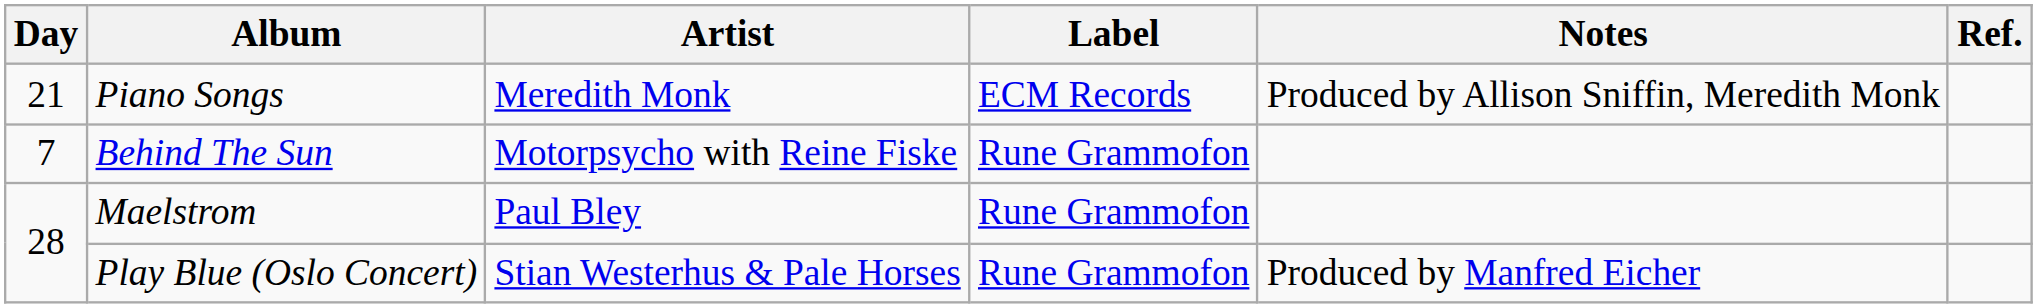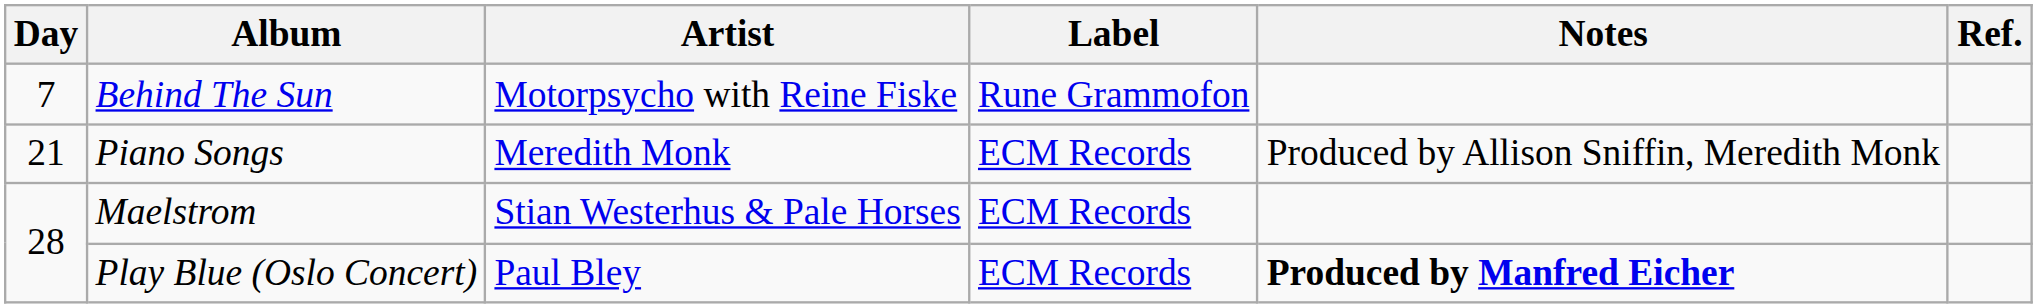rows swapped: (214, 152) <-> (190, 93)
(568, 212) Paul Bley -> (728, 212) Stian Westerhus & Pale Horses
(1114, 212) Rune Grammofon -> (1085, 212) ECM Records
(728, 271) Stian Westerhus & Pale Horses -> (568, 271) Paul Bley
(1114, 271) Rune Grammofon -> (1085, 271) ECM Records
(1483, 271) normal -> (1500, 271) bold
